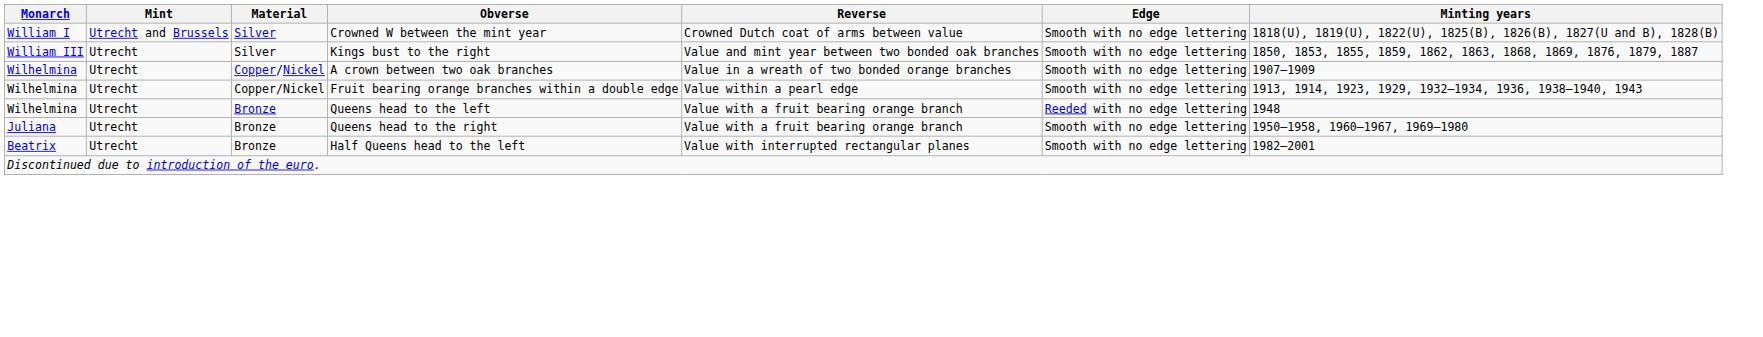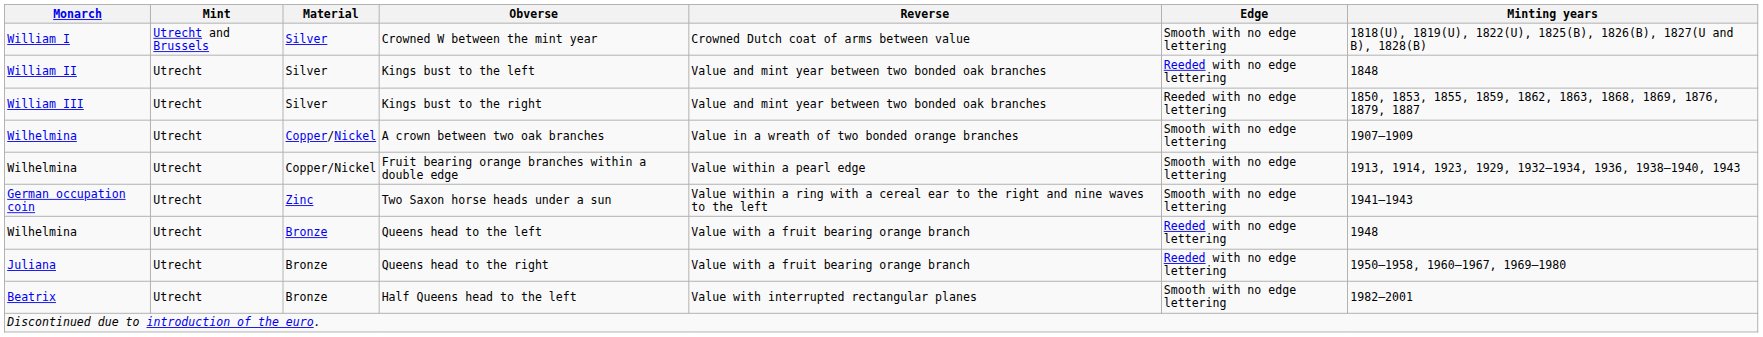+ row: (458, 72)
(1146, 52) Smooth with no edge lettering -> (1230, 104) Reeded with no edge lettering
+ row: (497, 200)
(1146, 127) Smooth with no edge lettering -> (1230, 265) Reeded with no edge lettering
